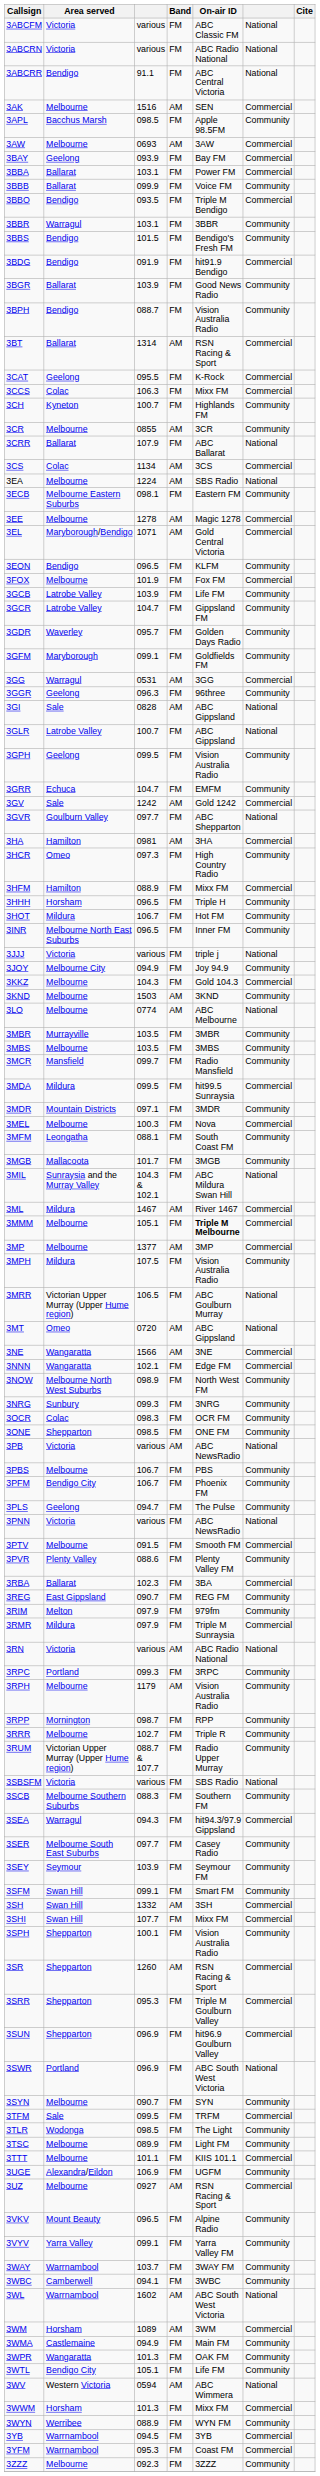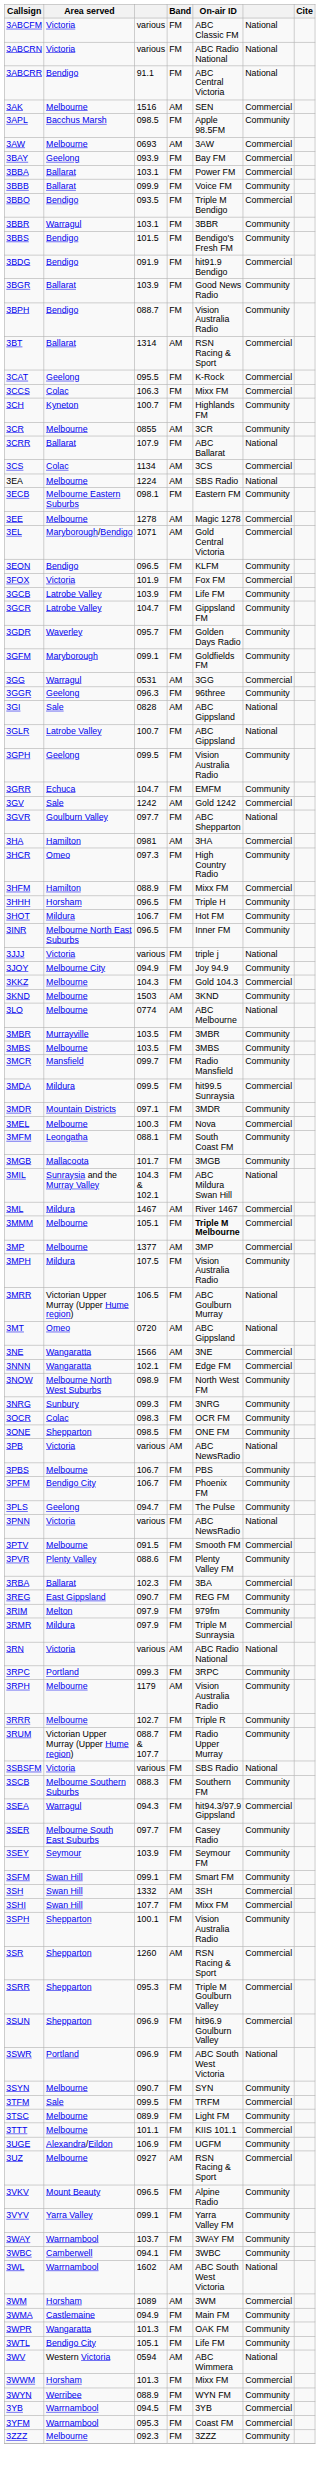(67, 580) Melbourne -> (61, 580) Victoria
- row: (18, 1720)
- row: (17, 2130)
